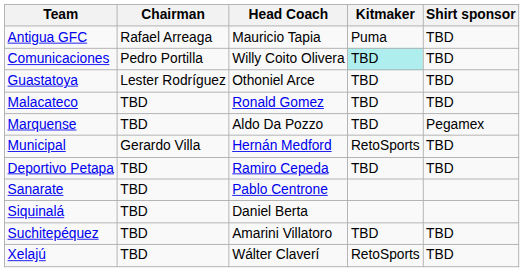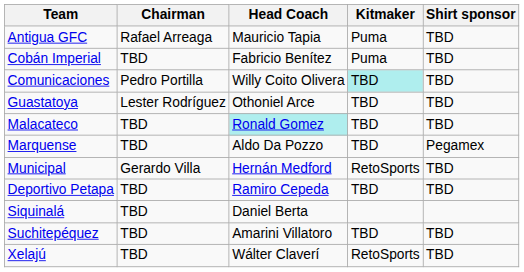+ row: (54, 59)
(278, 102) no background -> (278, 124) paleturquoise background
- row: (36, 189)
